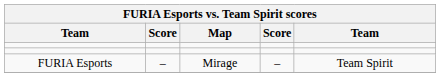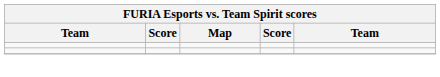- row: (75, 63)
